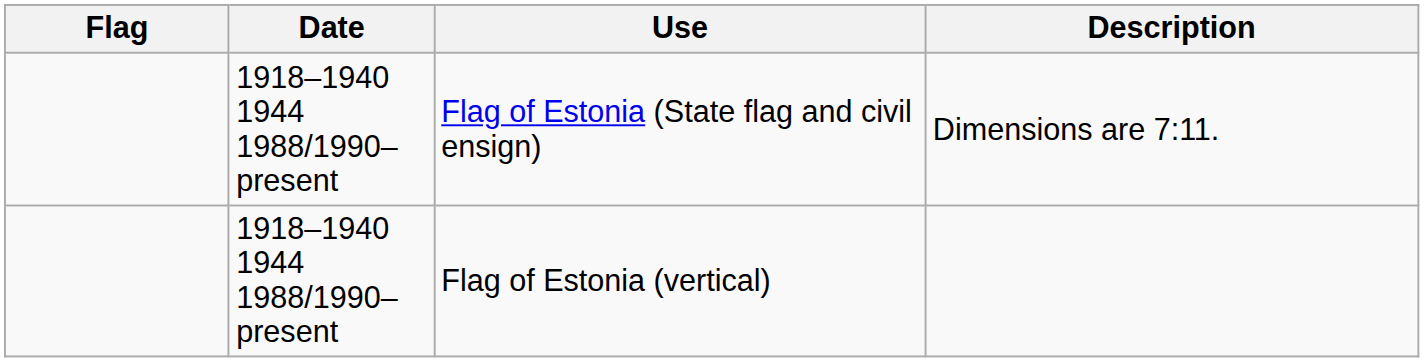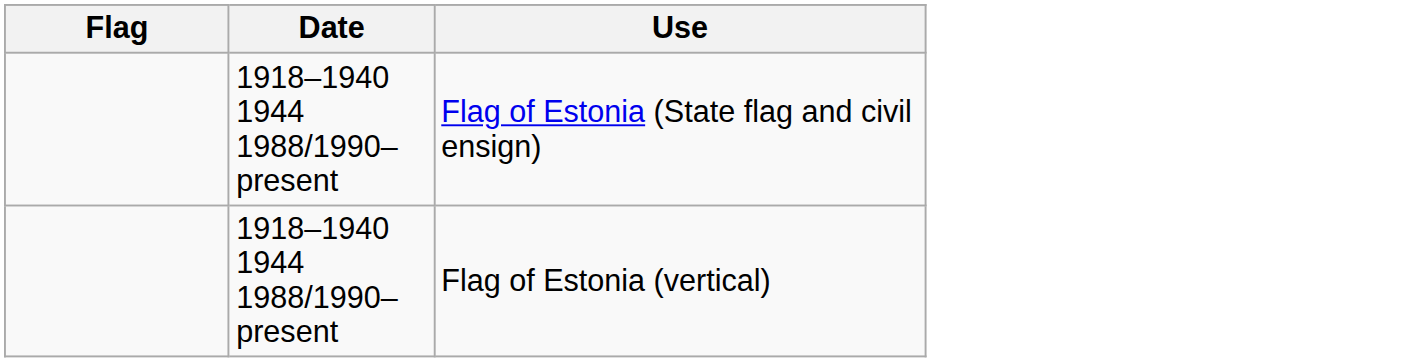- column: (1172, 28)
